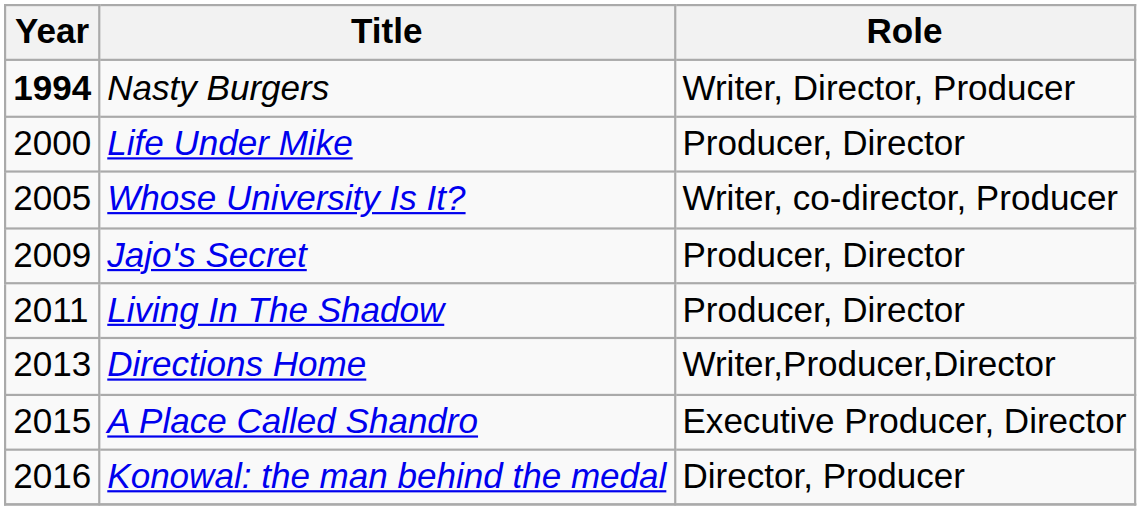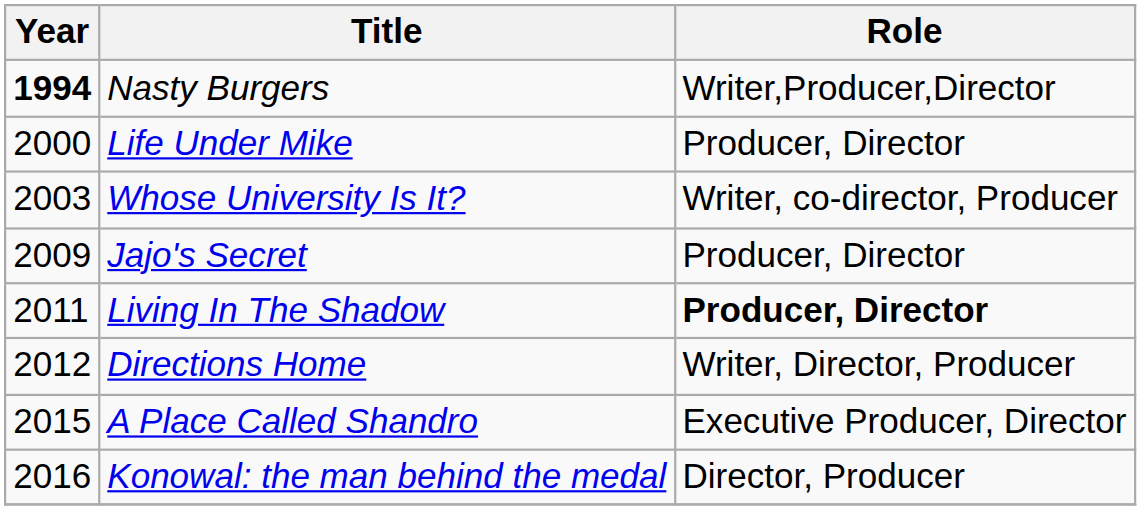(879, 87) Writer, Director, Producer -> (869, 87) Writer,Producer,Director
(52, 198) 2005 -> (52, 198) 2003
(824, 310) normal -> (835, 310) bold
(52, 365) 2013 -> (52, 365) 2012
(869, 365) Writer,Producer,Director -> (879, 365) Writer, Director, Producer
